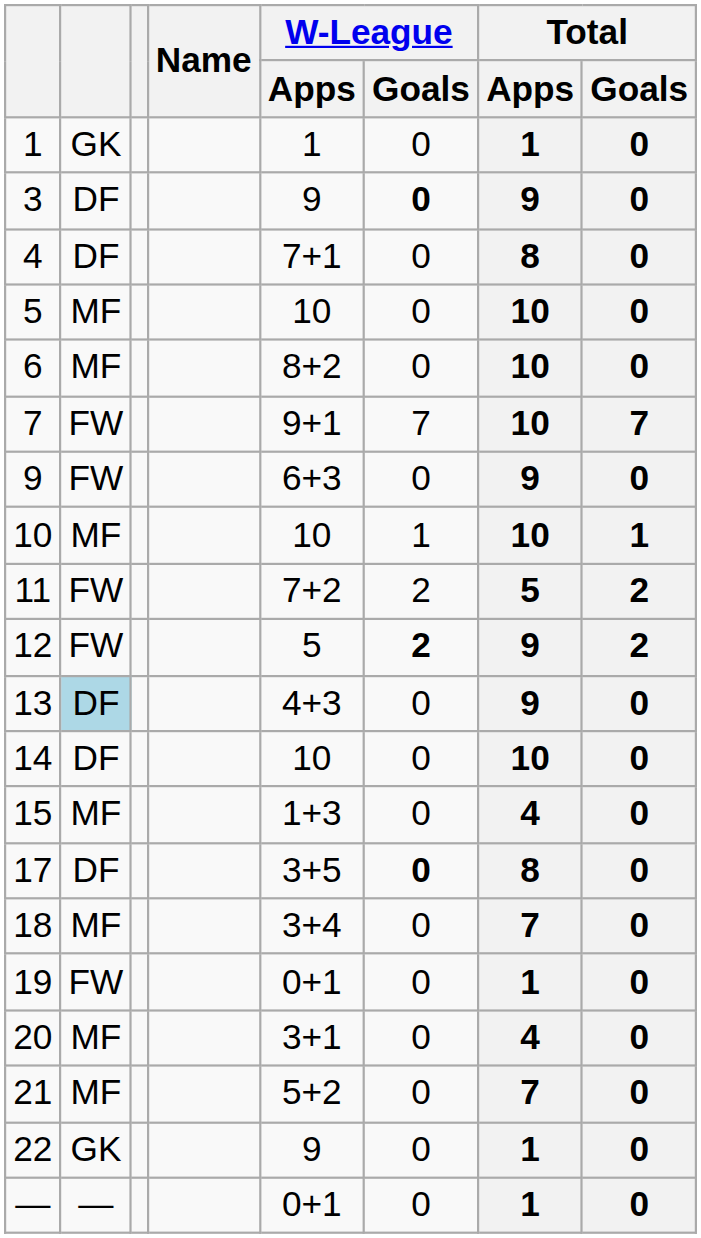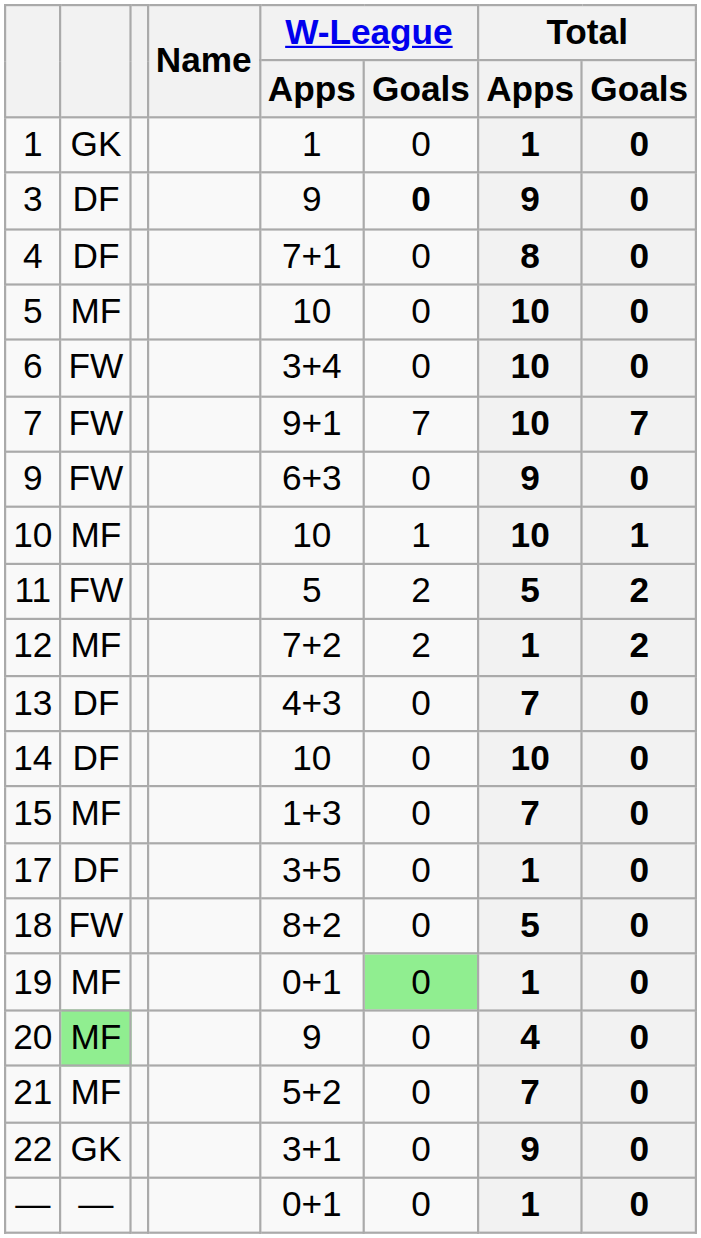(96, 367) MF -> (96, 367) FW
(312, 367) 8+2 -> (312, 367) 3+4
(312, 590) 7+2 -> (312, 590) 5
(96, 646) FW -> (96, 646) MF
(312, 646) 5 -> (312, 646) 7+2
(421, 646) bold -> (421, 646) normal
(530, 646) 9 -> (530, 646) 1
(96, 702) lightblue background -> (96, 702) no background
(530, 702) 9 -> (530, 702) 7
(530, 813) 4 -> (530, 813) 7
(421, 869) bold -> (421, 869) normal
(530, 869) 8 -> (530, 869) 1
(96, 925) MF -> (96, 925) FW
(312, 925) 3+4 -> (312, 925) 8+2
(530, 925) 7 -> (530, 925) 5
(96, 981) FW -> (96, 981) MF
(421, 981) no background -> (421, 981) lightgreen background
(96, 1037) no background -> (96, 1037) lightgreen background
(312, 1037) 3+1 -> (312, 1037) 9
(312, 1148) 9 -> (312, 1148) 3+1
(530, 1148) 1 -> (530, 1148) 9
